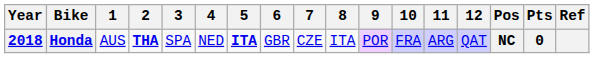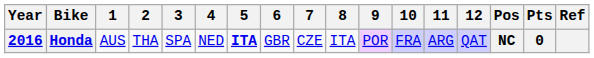(25, 41) 2018 -> (25, 41) 2016
(145, 41) bold -> (145, 41) normal
